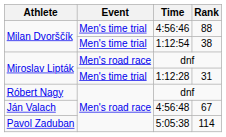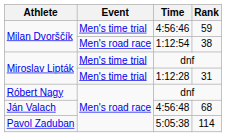(207, 29) 88 -> (207, 29) 59
(113, 45) Men's time trial -> (115, 45) Men's road race
(115, 60) Men's road race -> (113, 60) Men's time trial
(207, 108) 67 -> (207, 108) 68
